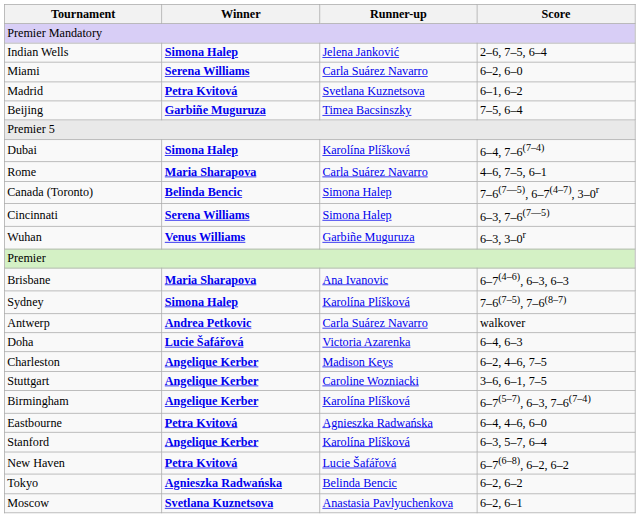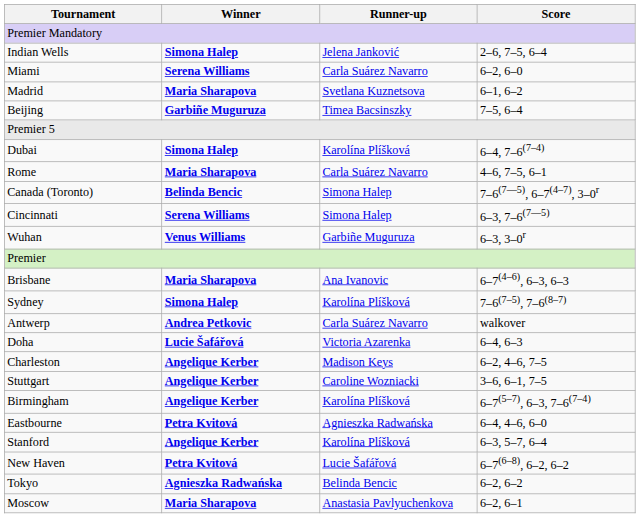(201, 91) Petra Kvitová -> (211, 91) Maria Sharapova
(219, 503) Svetlana Kuznetsova -> (211, 503) Maria Sharapova
